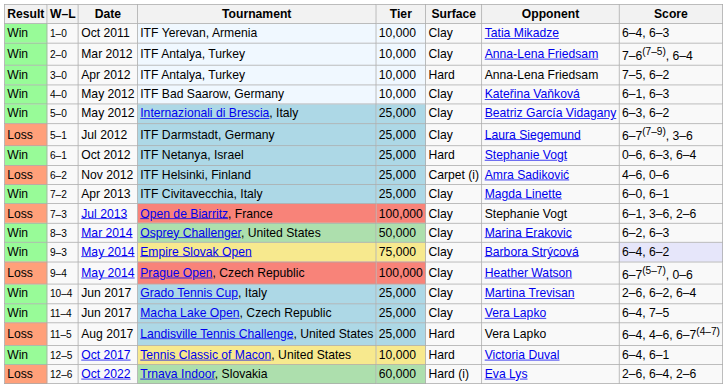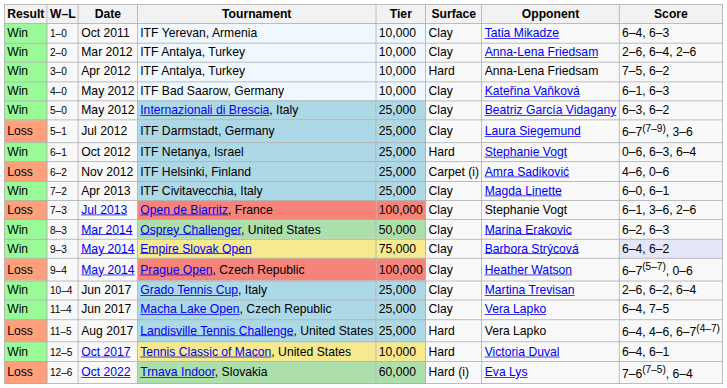(657, 54) 7–6(7–5), 6–4 -> (659, 52) 2–6, 6–4, 2–6
(659, 374) 2–6, 6–4, 2–6 -> (657, 372) 7–6(7–5), 6–4
